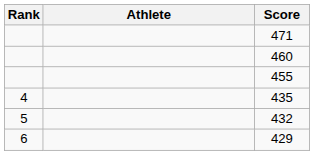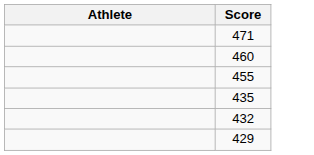- column: (24, 14)
